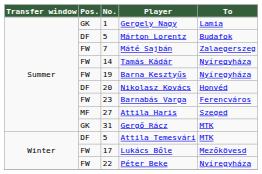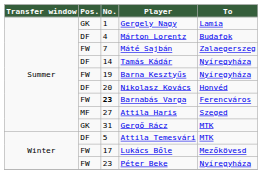(105, 36) 5 -> (105, 36) 4
(85, 62) FW -> (85, 62) DF
(108, 100) normal -> (108, 100) bold
(108, 163) 22 -> (108, 163) 23
